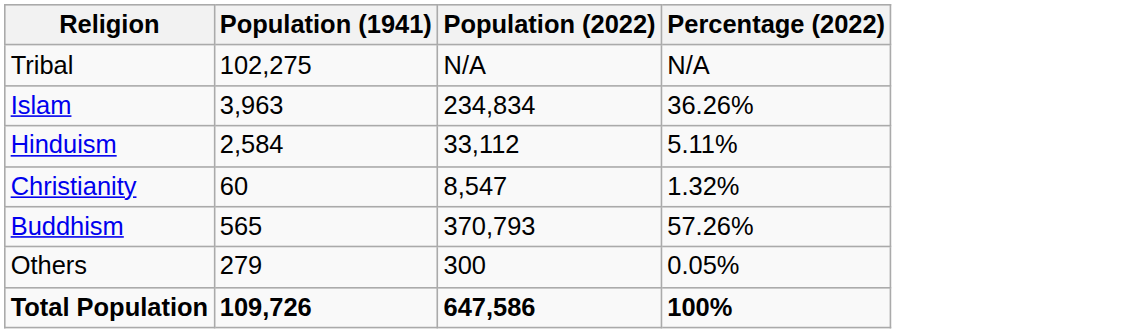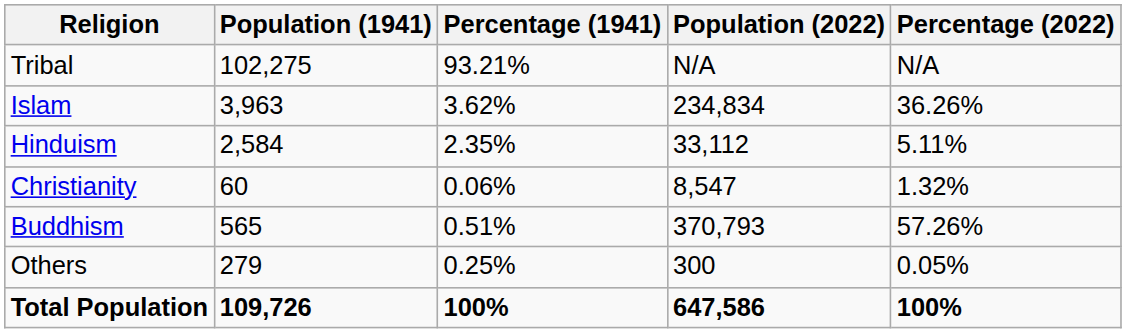+ column: (552, 24)
